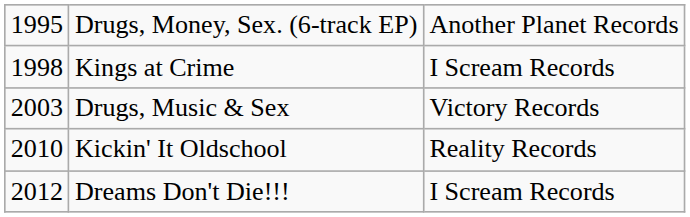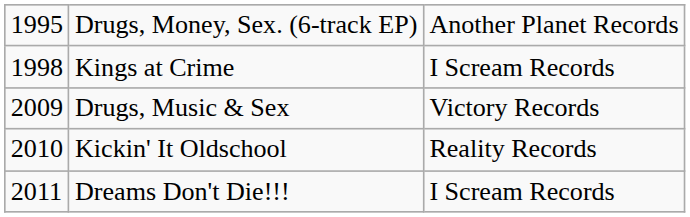(37, 107) 2003 -> (37, 107) 2009
(37, 190) 2012 -> (36, 190) 2011
